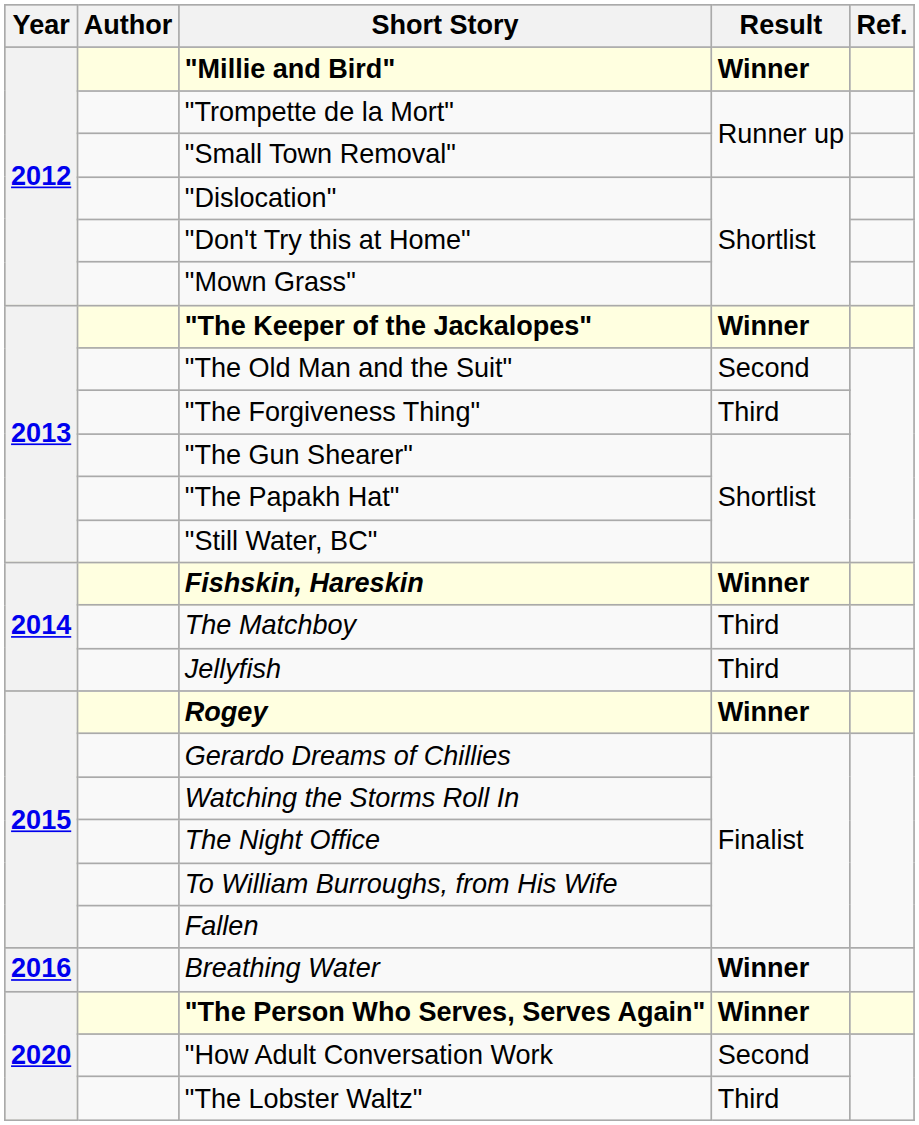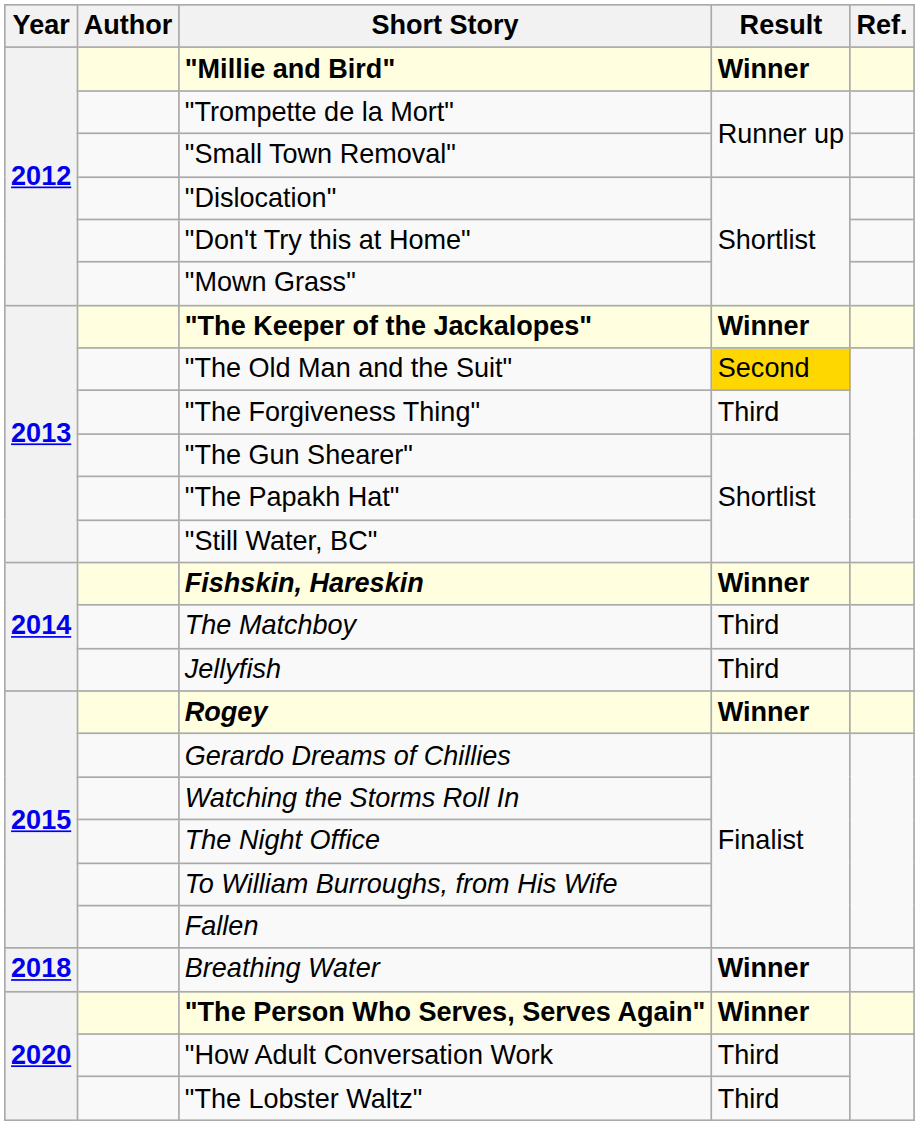(764, 369) no background -> (764, 369) gold background
(41, 969) 2016 -> (41, 969) 2018
(764, 1055) Second -> (749, 1055) Third
